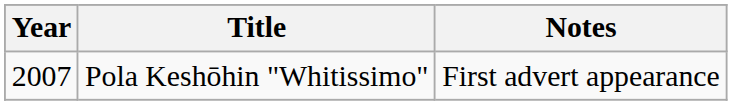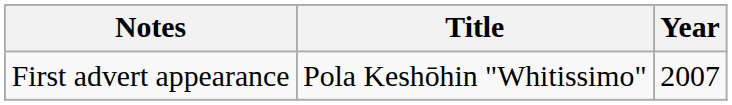columns swapped: (42, 28) <-> (581, 28)
